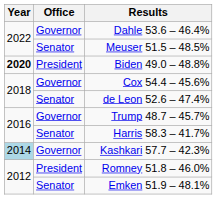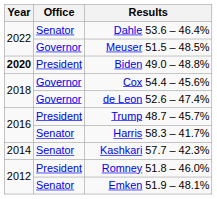(59, 30) Governor -> (55, 30) Senator
(55, 47) Senator -> (59, 47) Governor
(55, 99) Senator -> (59, 99) Governor
(59, 116) Governor -> (59, 116) President
(19, 151) lightblue background -> (19, 151) no background
(59, 151) Governor -> (55, 151) Senator
